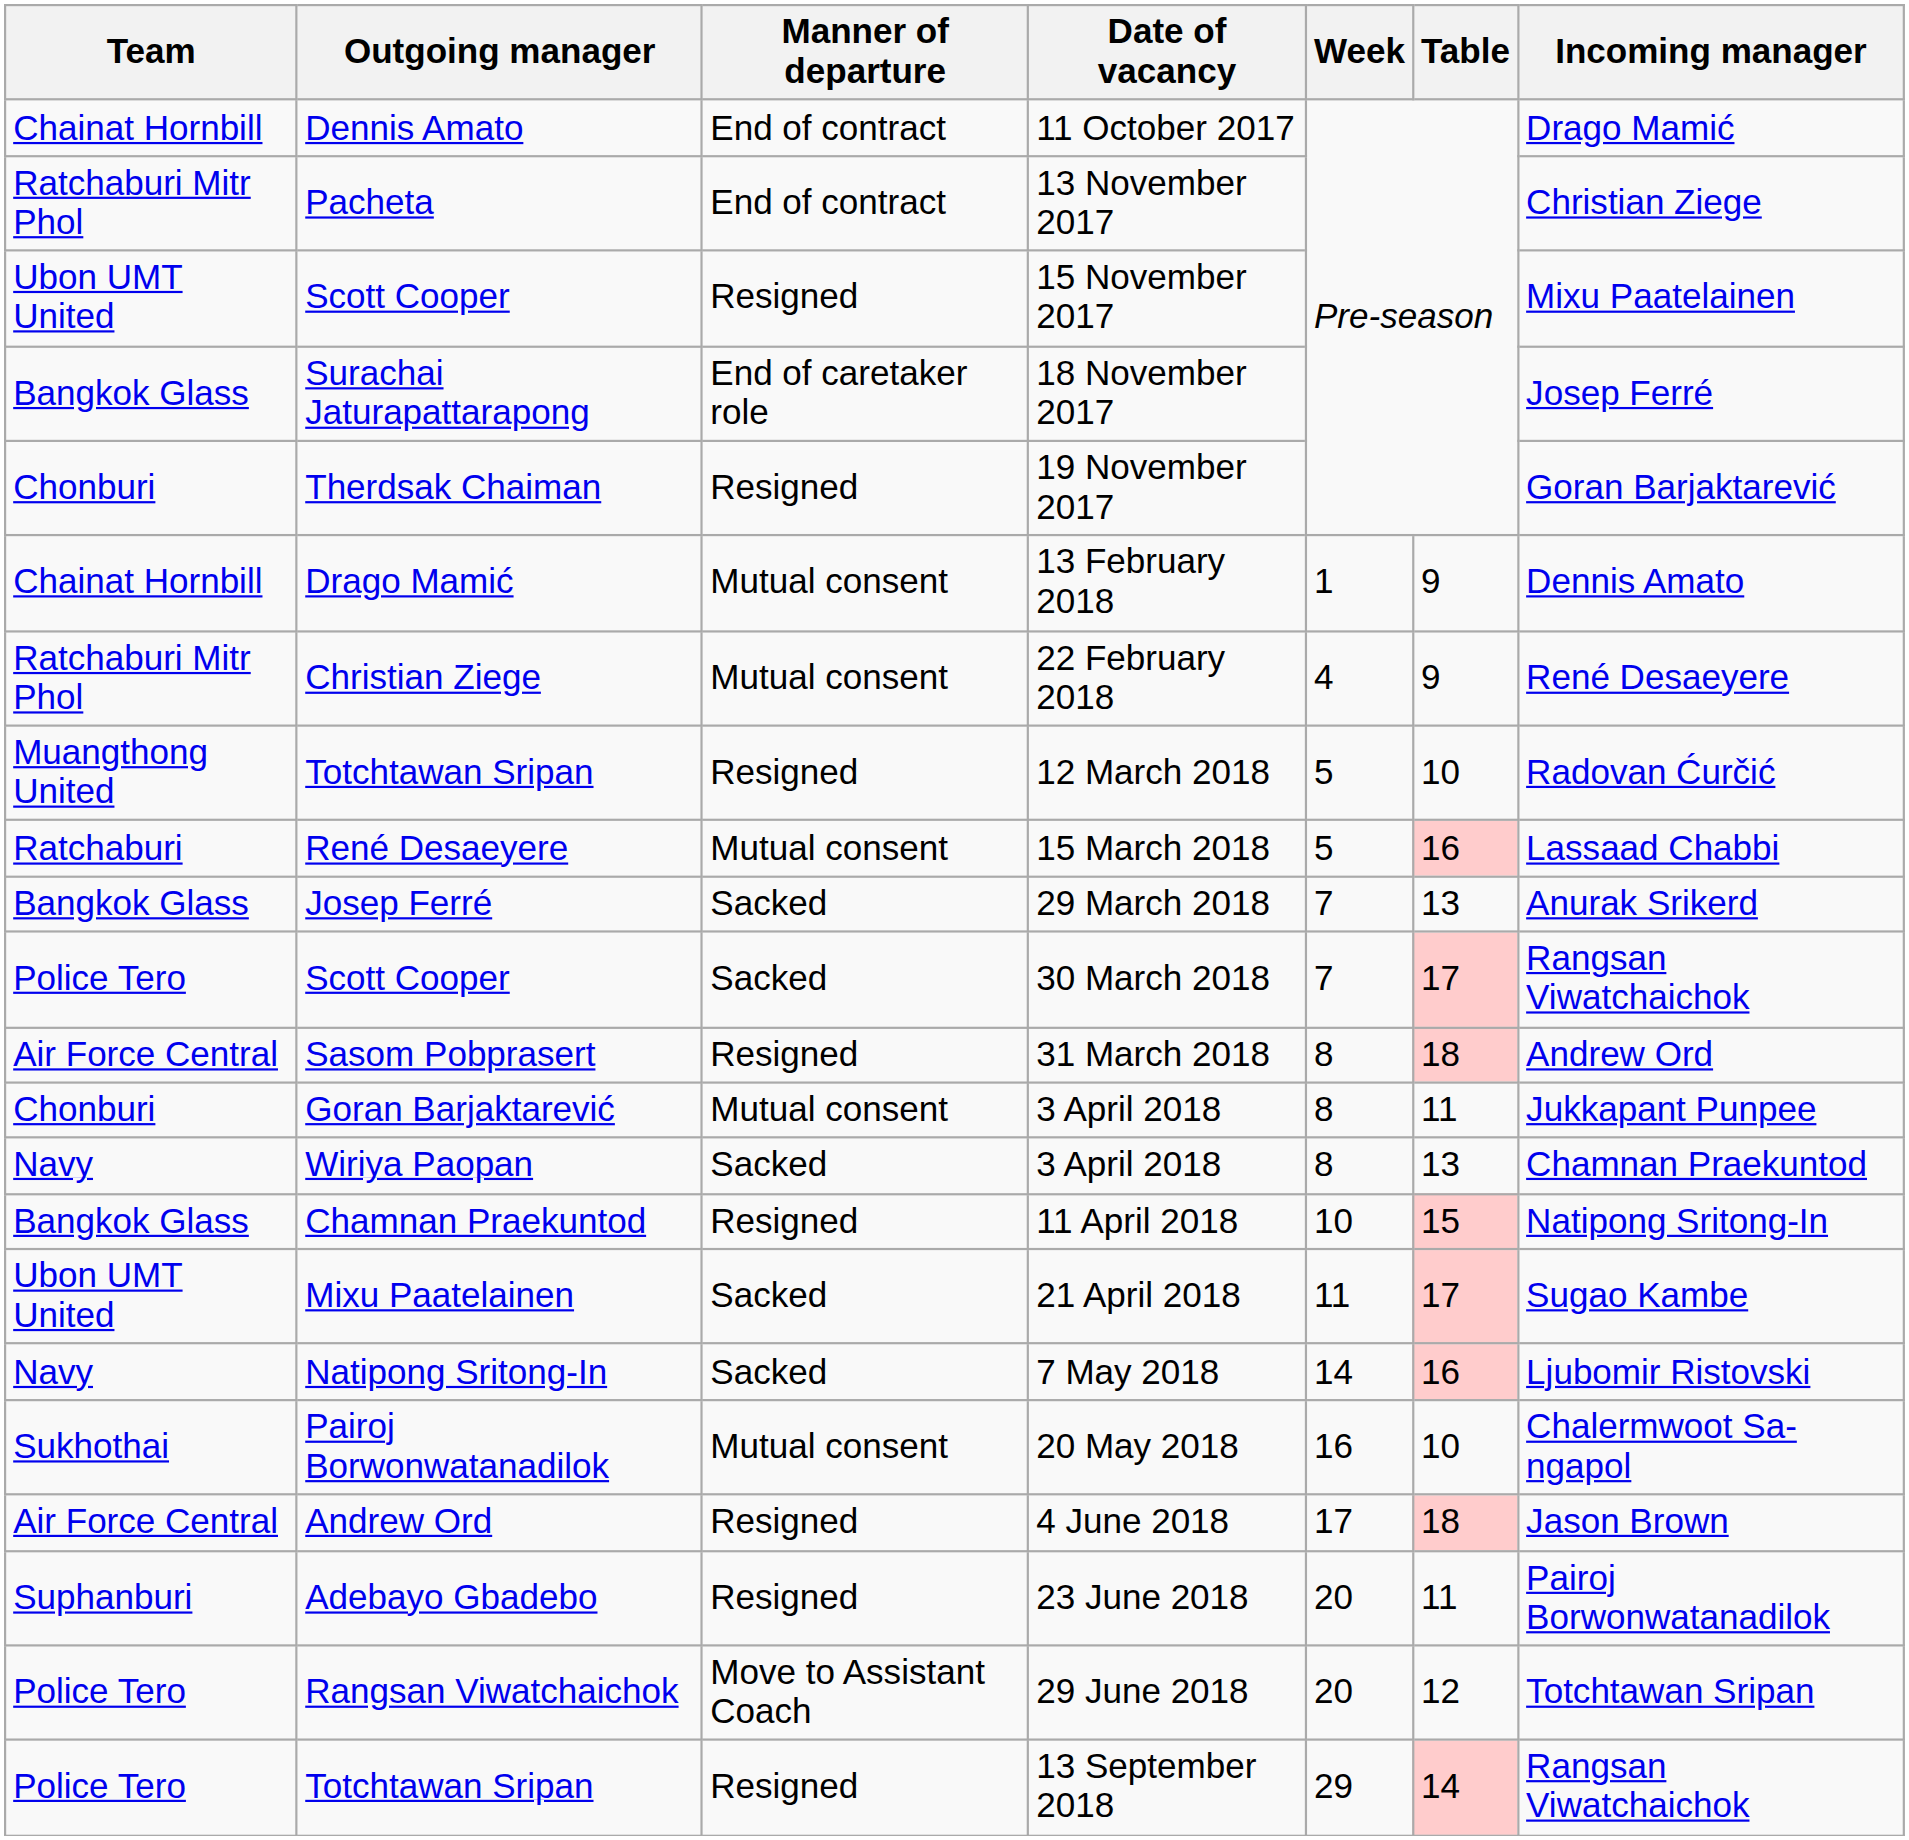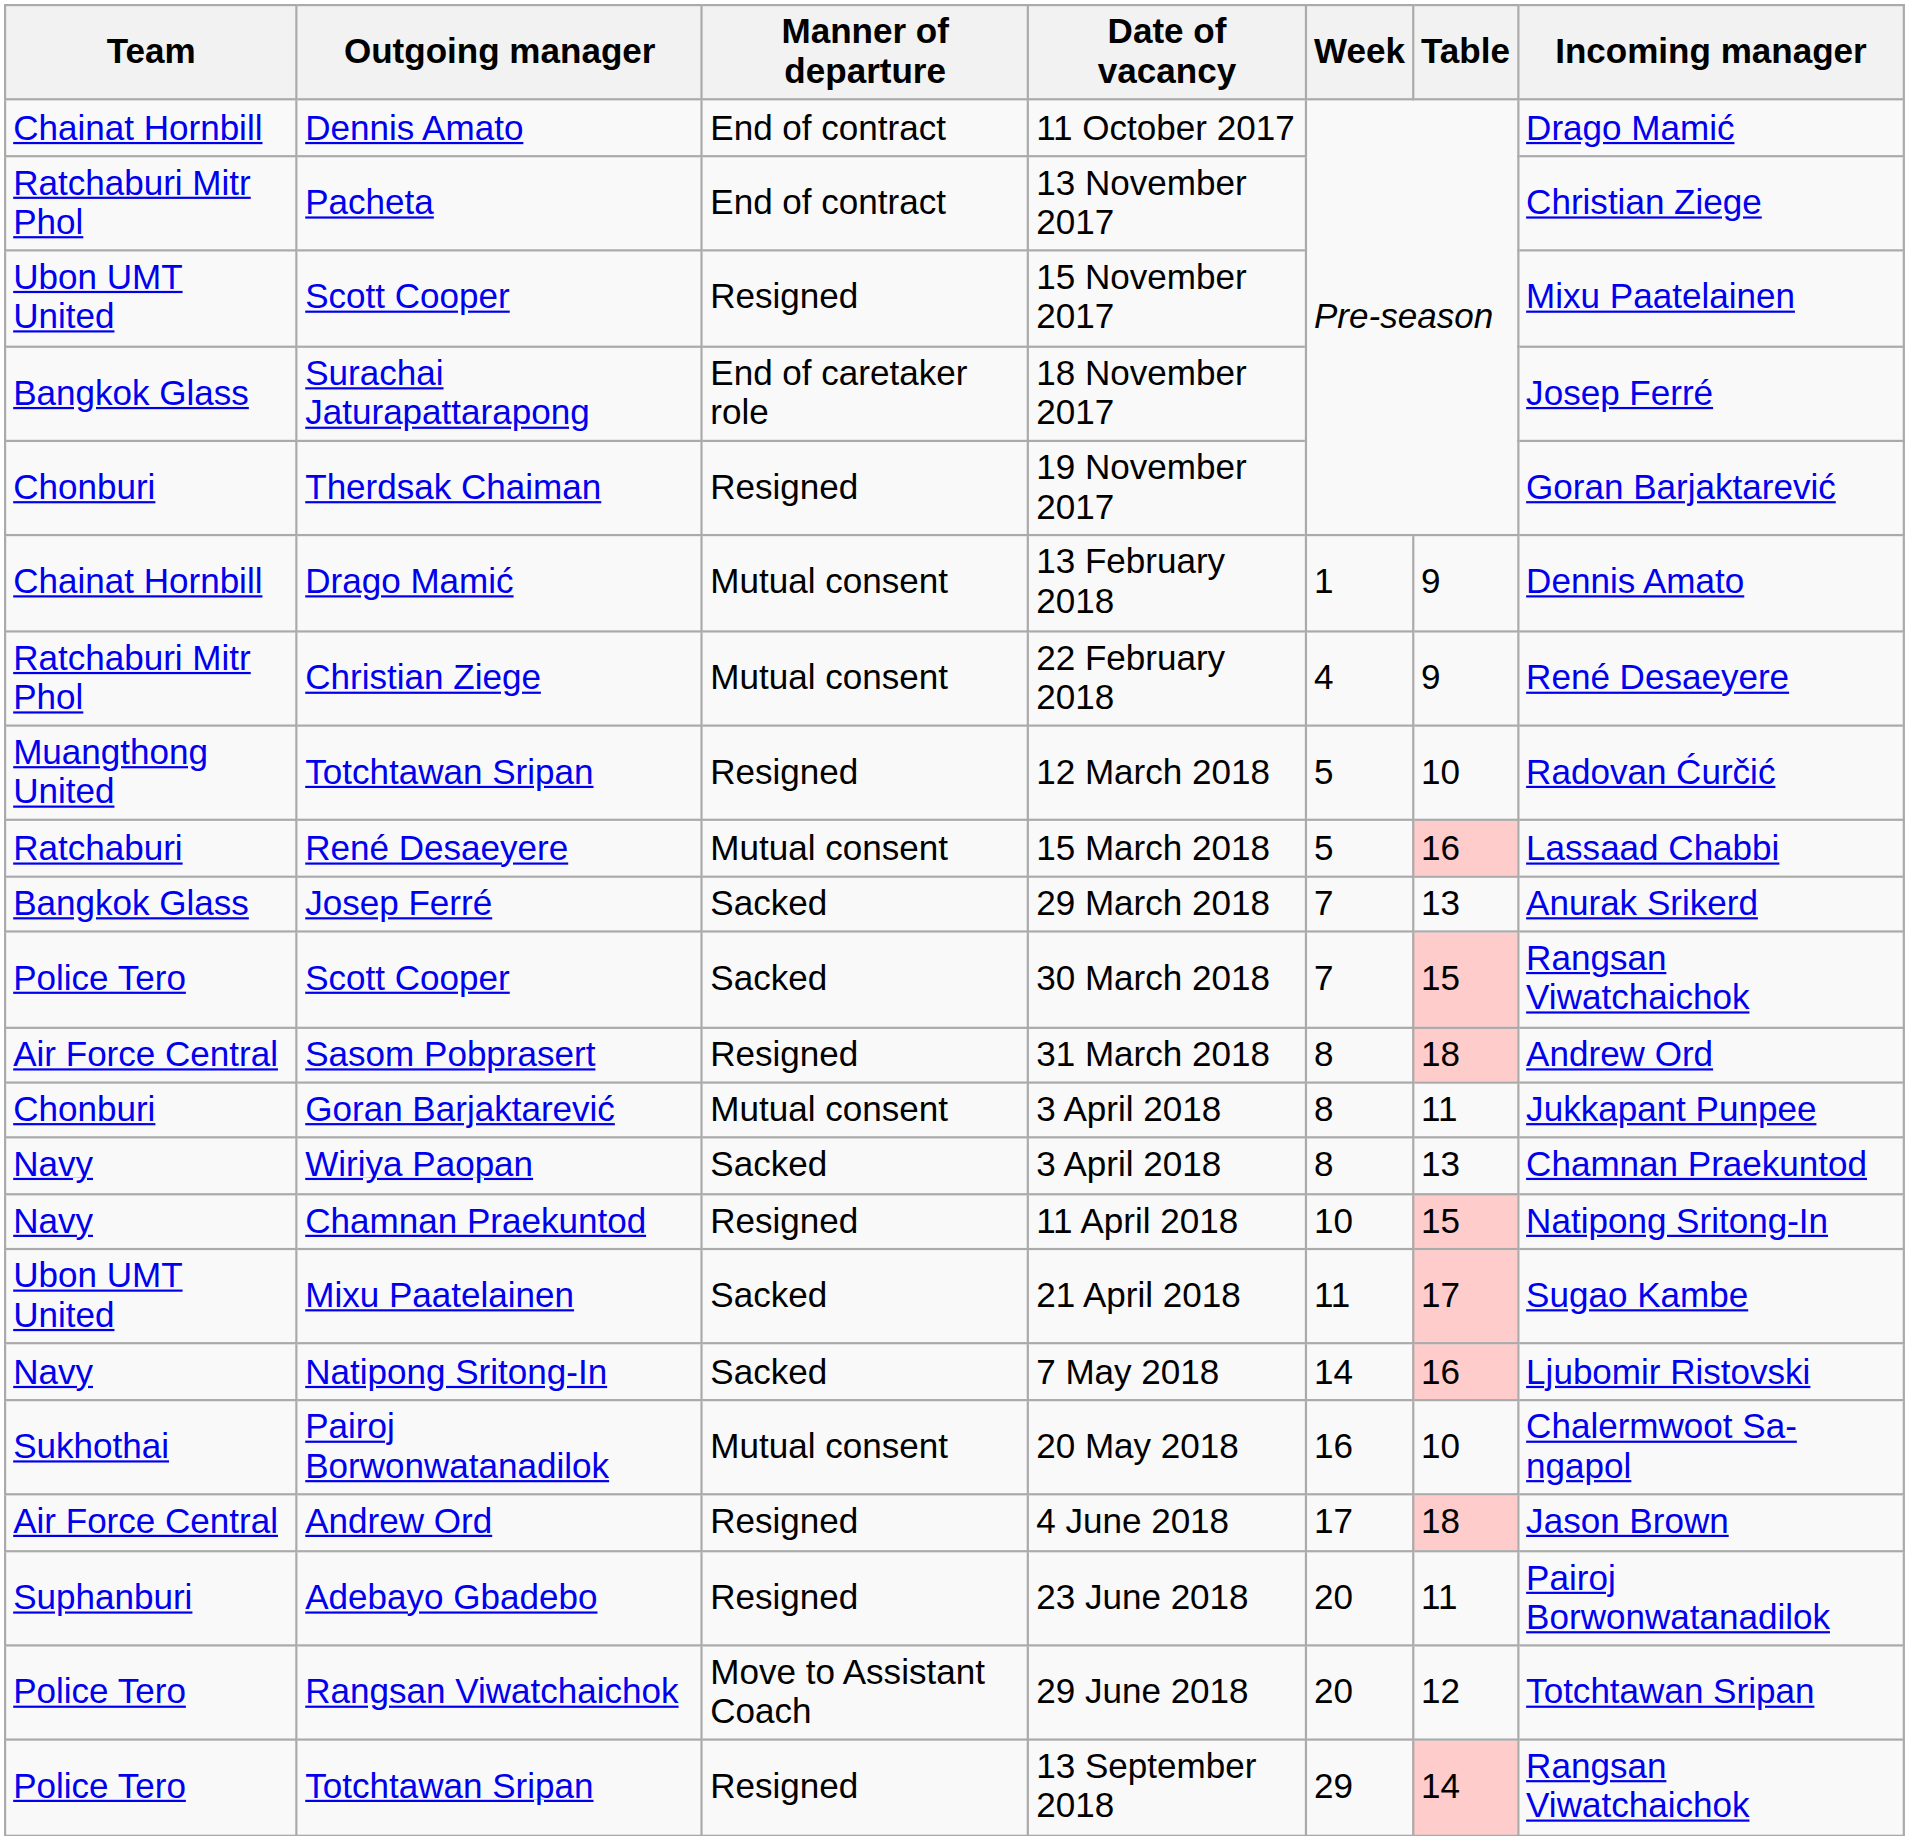(1441, 978) 17 -> (1441, 978) 15
(131, 1220) Bangkok Glass -> (53, 1220) Navy
